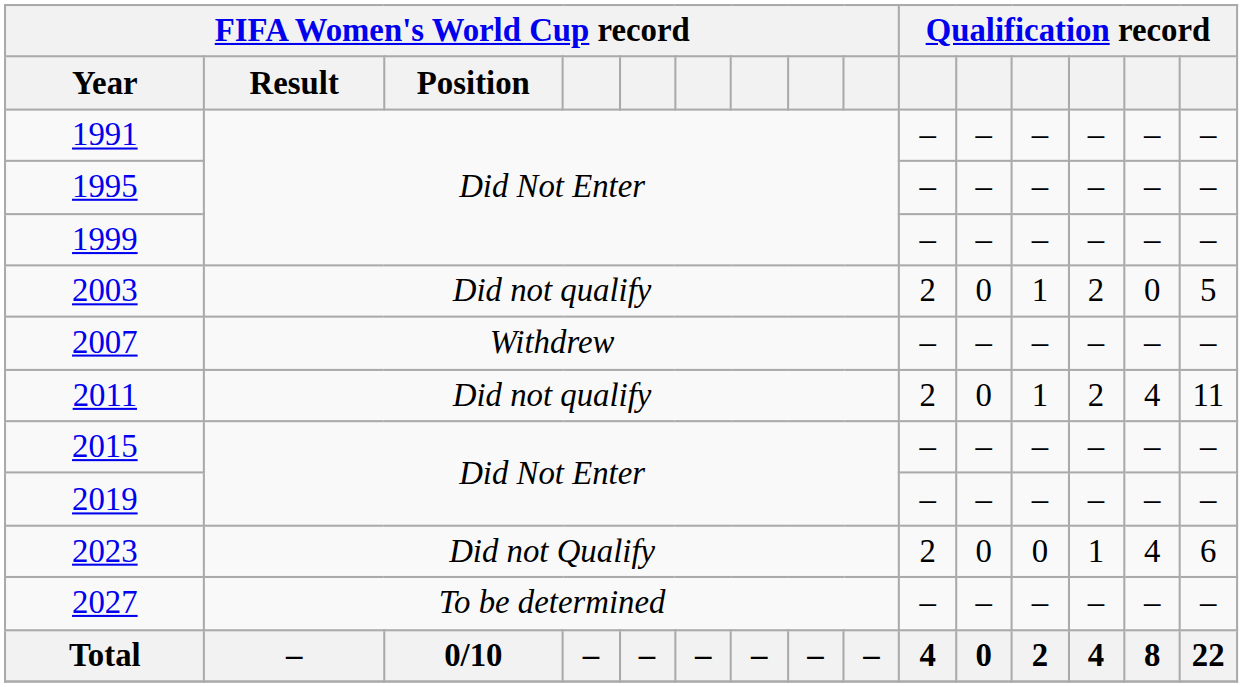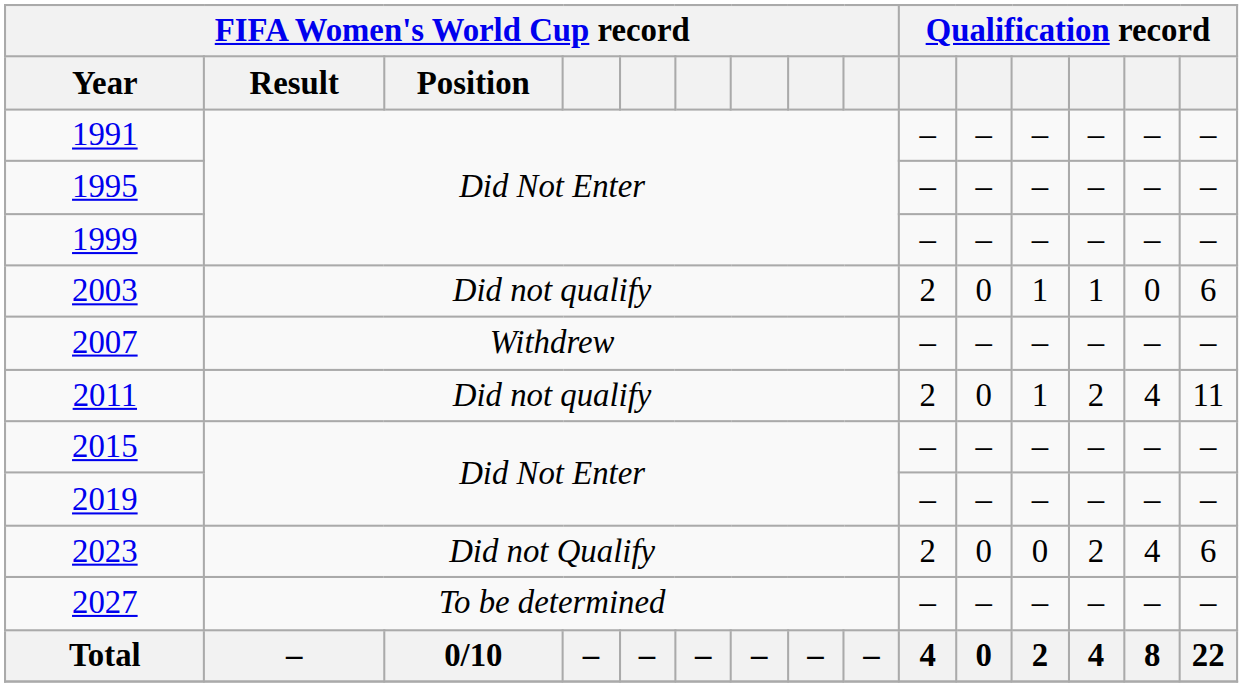(1096, 290) 2 -> (1096, 290) 1
(1208, 290) 5 -> (1208, 290) 6
(1096, 550) 1 -> (1096, 550) 2
